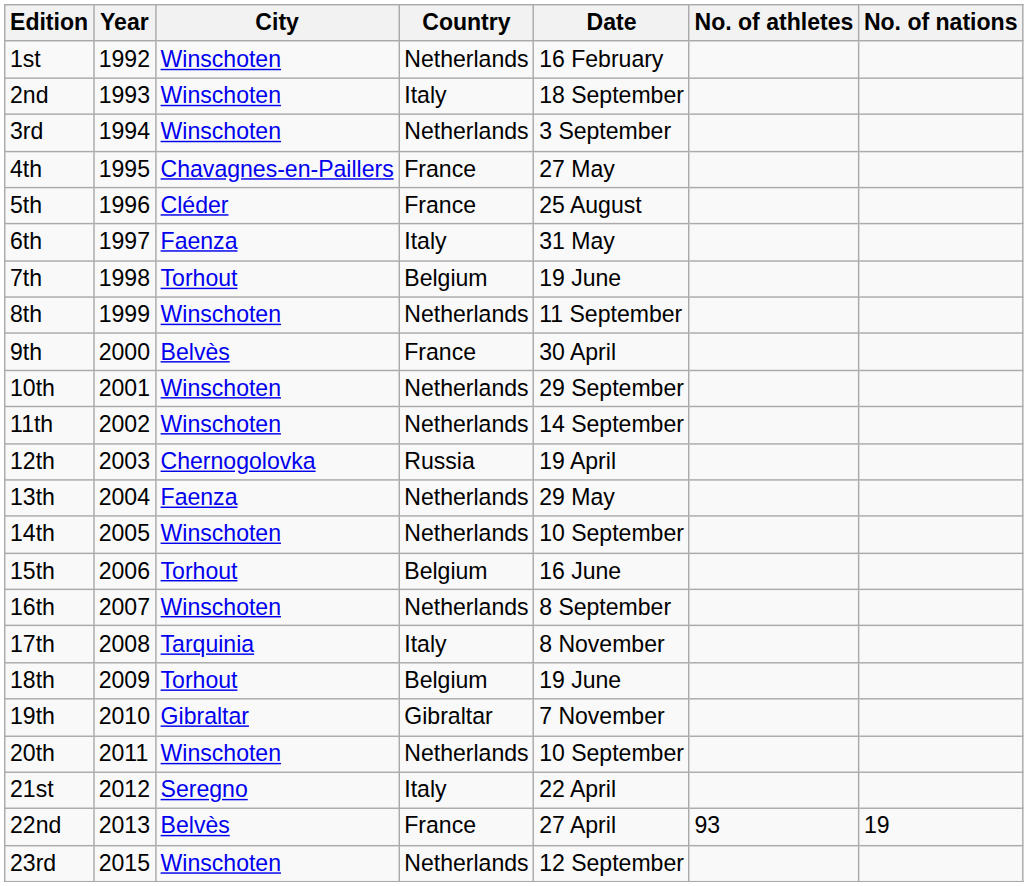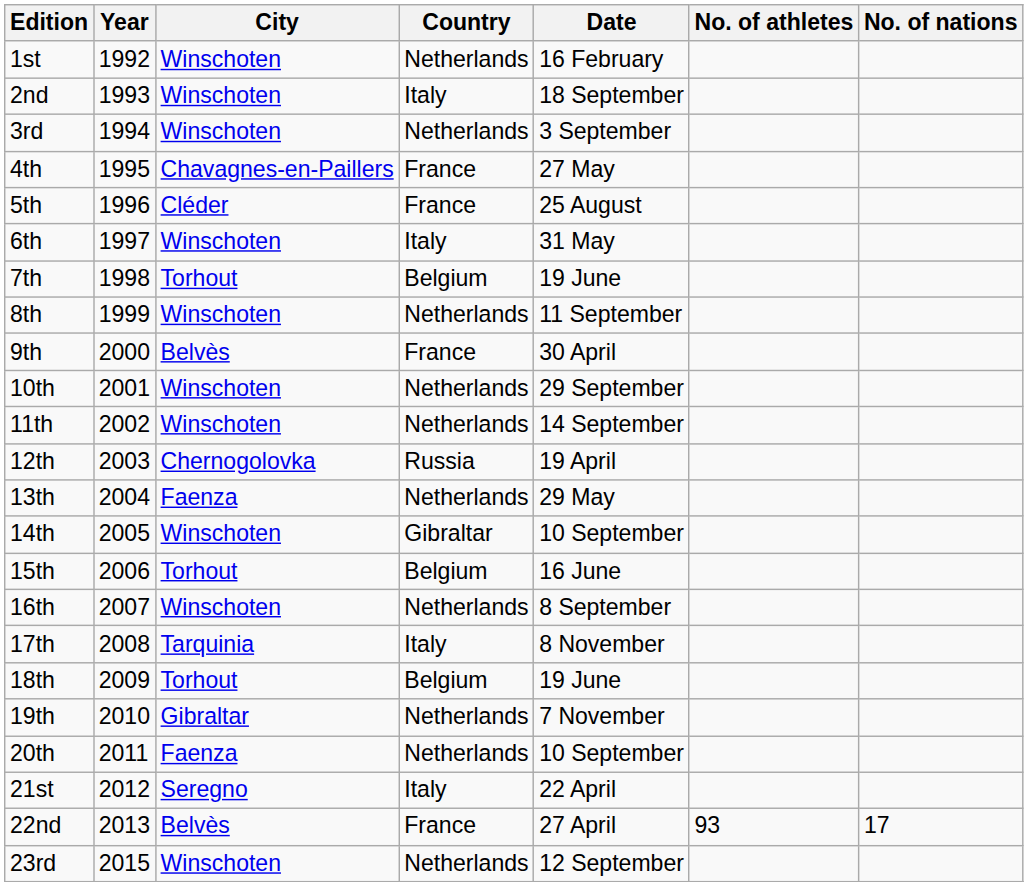(199, 242) Faenza -> (221, 242) Winschoten
(466, 534) Netherlands -> (448, 534) Gibraltar
(448, 717) Gibraltar -> (466, 717) Netherlands
(221, 753) Winschoten -> (199, 753) Faenza
(877, 826) 19 -> (877, 826) 17
